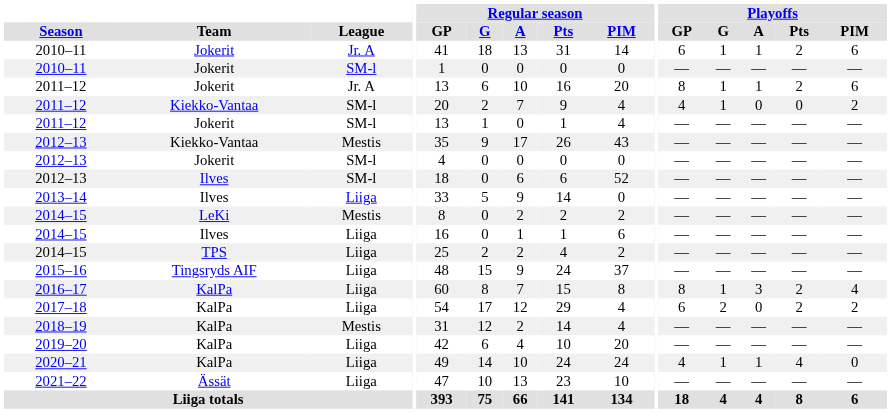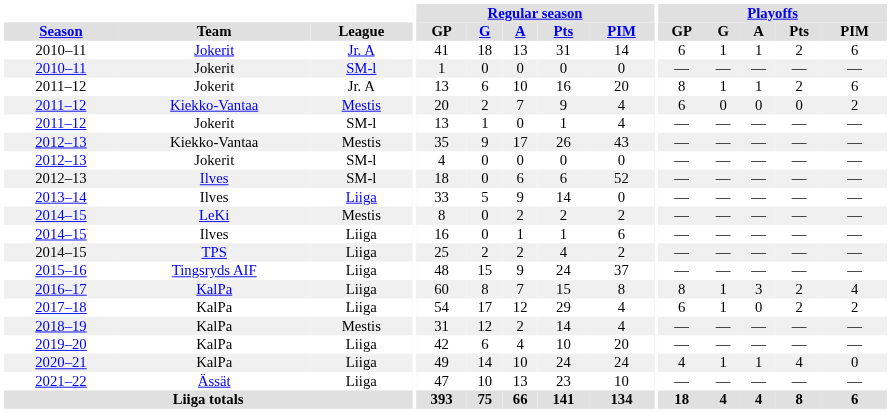(361, 105) SM-l -> (361, 105) Mestis
(682, 105) 4 -> (682, 105) 6
(723, 105) 1 -> (723, 105) 0
(723, 307) 2 -> (723, 307) 1
